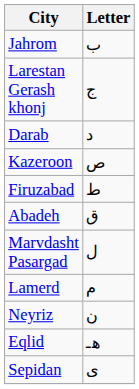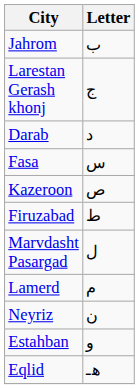+ row: (23, 161)
- row: (34, 216)
+ row: (39, 342)
- row: (35, 369)
